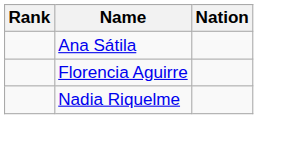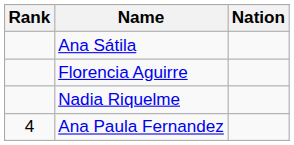+ row: (141, 126)
